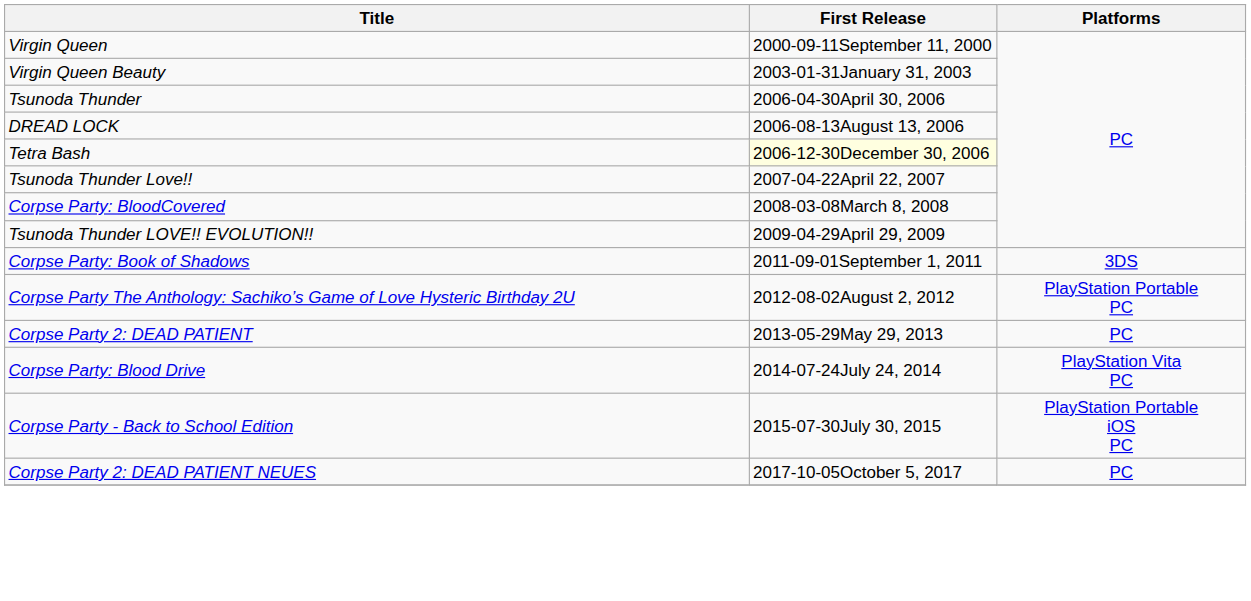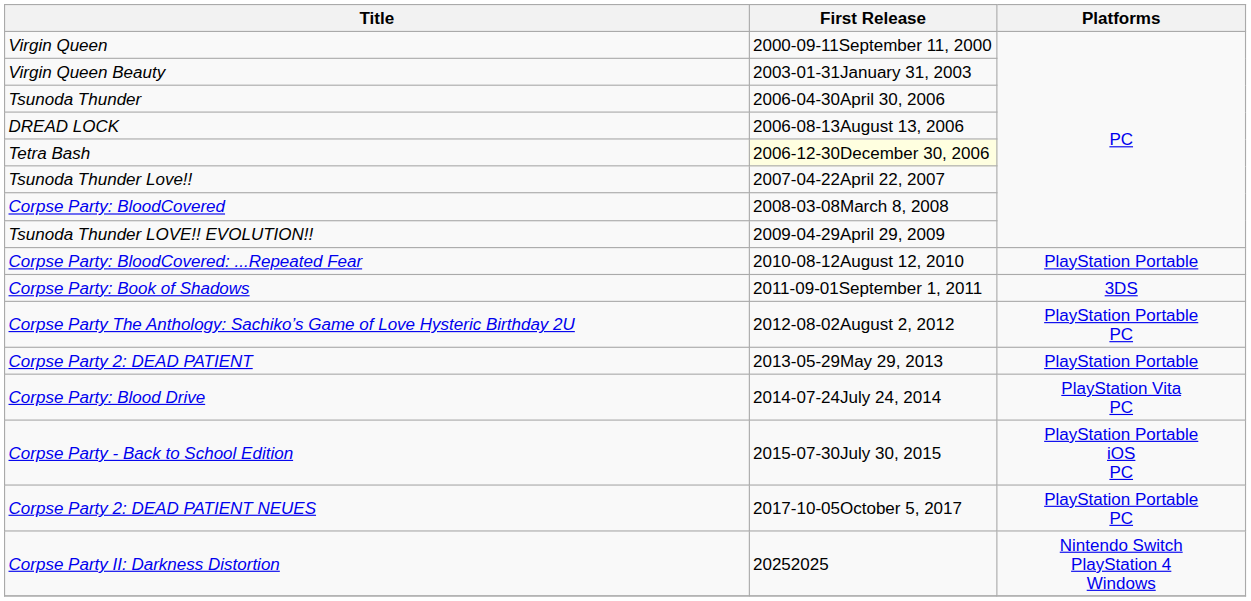+ row: (185, 261)
(1121, 334) PC -> (1121, 361) PlayStation Portable
(1121, 472) PC -> (1121, 508) PlayStation Portable PC
+ row: (144, 564)
